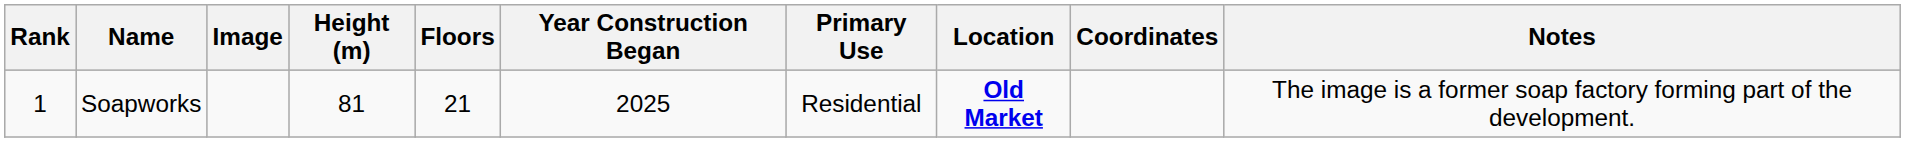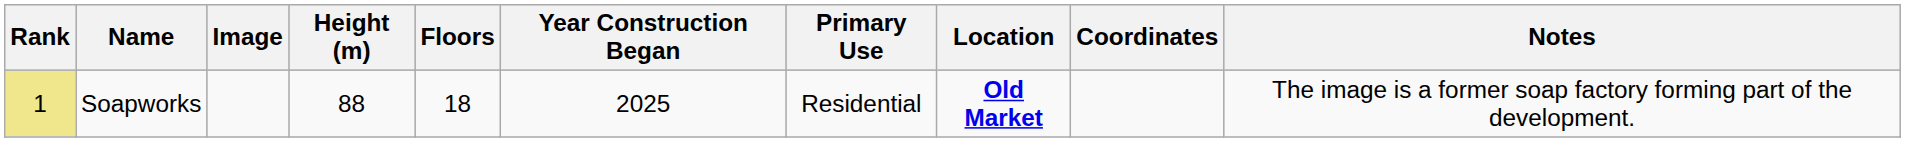(40, 103) no background -> (40, 103) khaki background
(352, 103) 81 -> (352, 103) 88
(458, 103) 21 -> (458, 103) 18
